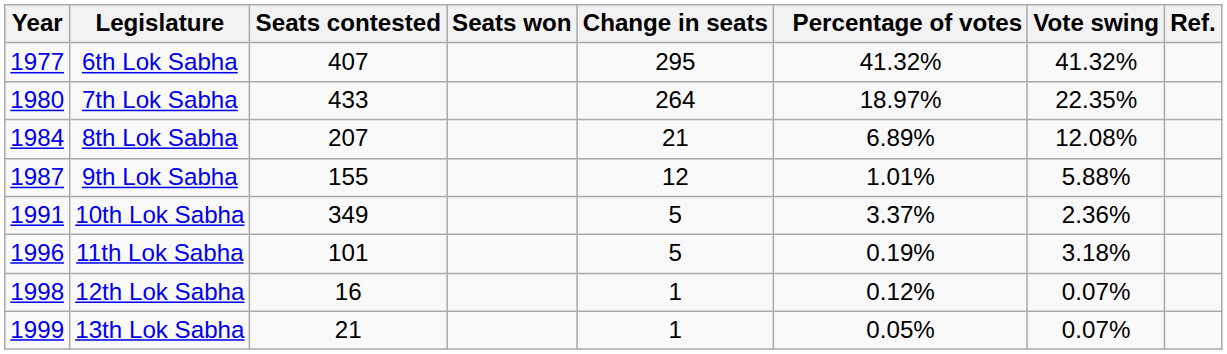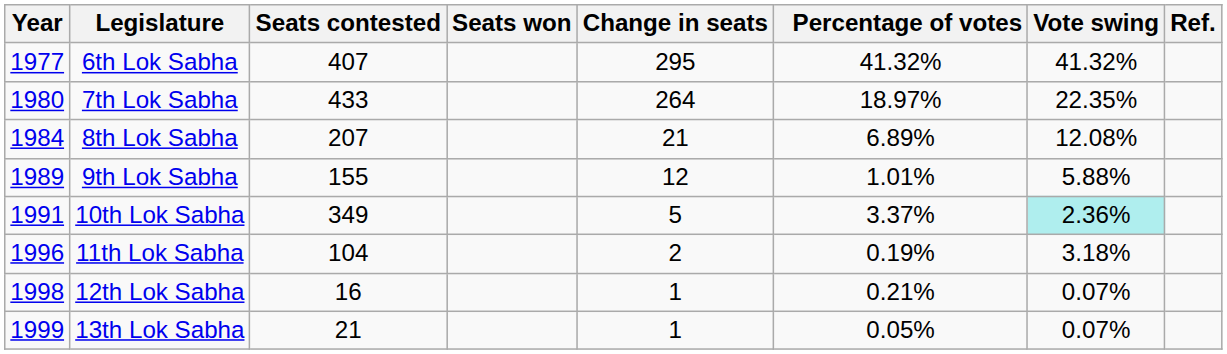(37, 176) 1987 -> (37, 176) 1989
(1096, 215) no background -> (1096, 215) paleturquoise background
(348, 253) 101 -> (348, 253) 104
(675, 253) 5 -> (675, 253) 2
(901, 291) 0.12% -> (901, 291) 0.21%
